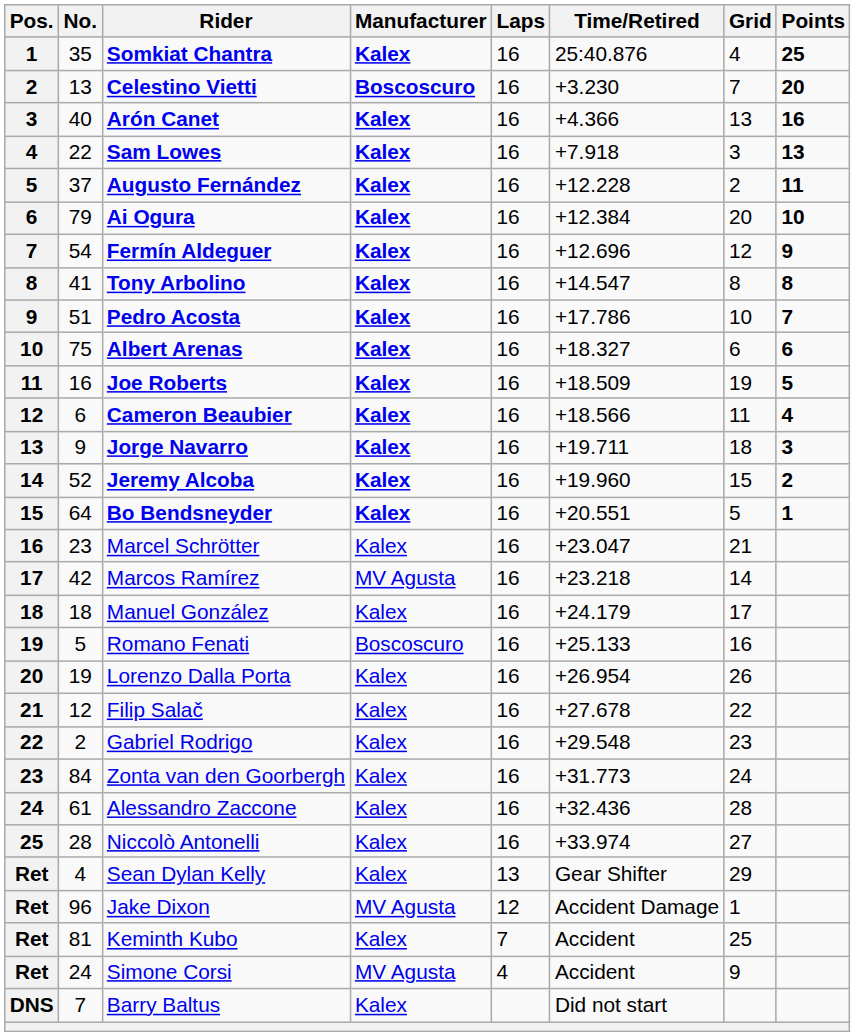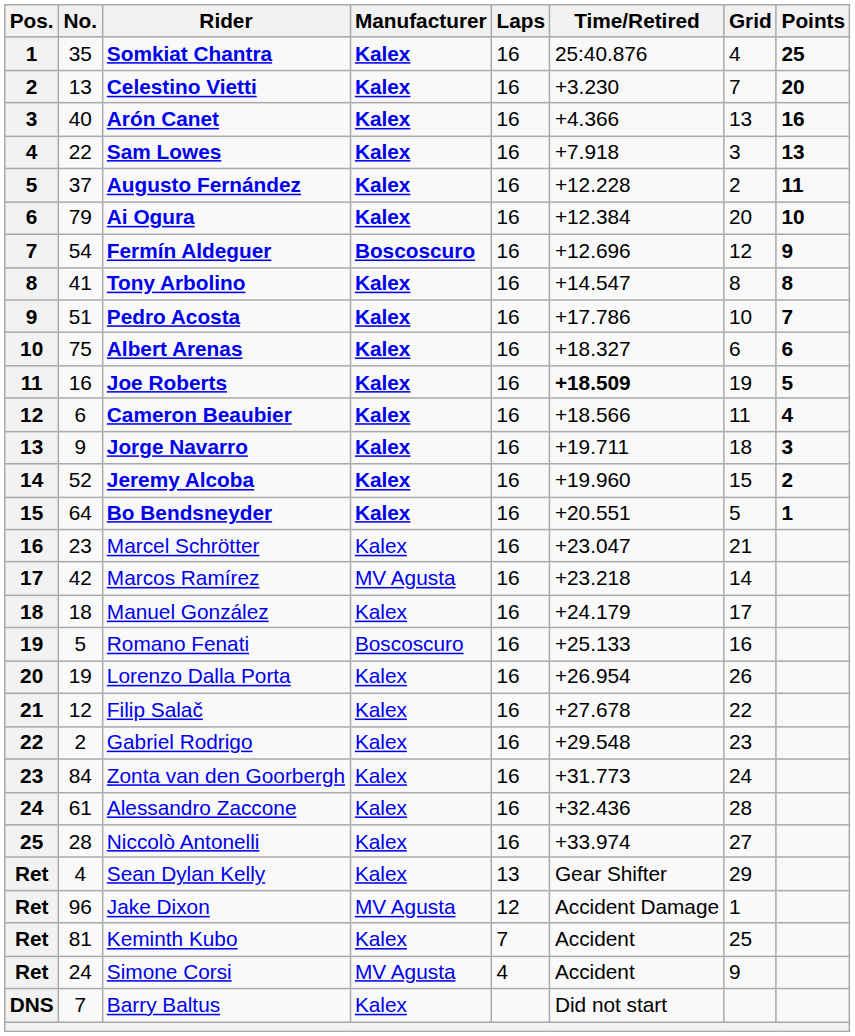(415, 86) Boscoscuro -> (383, 86) Kalex
(383, 250) Kalex -> (415, 250) Boscoscuro
(593, 382) normal -> (593, 382) bold
